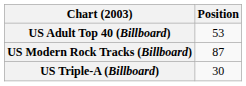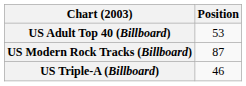(218, 71) 30 -> (218, 71) 46
